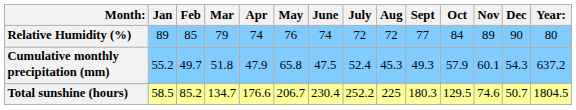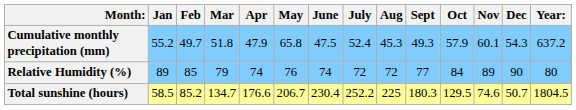rows swapped: (63, 64) <-> (69, 35)
